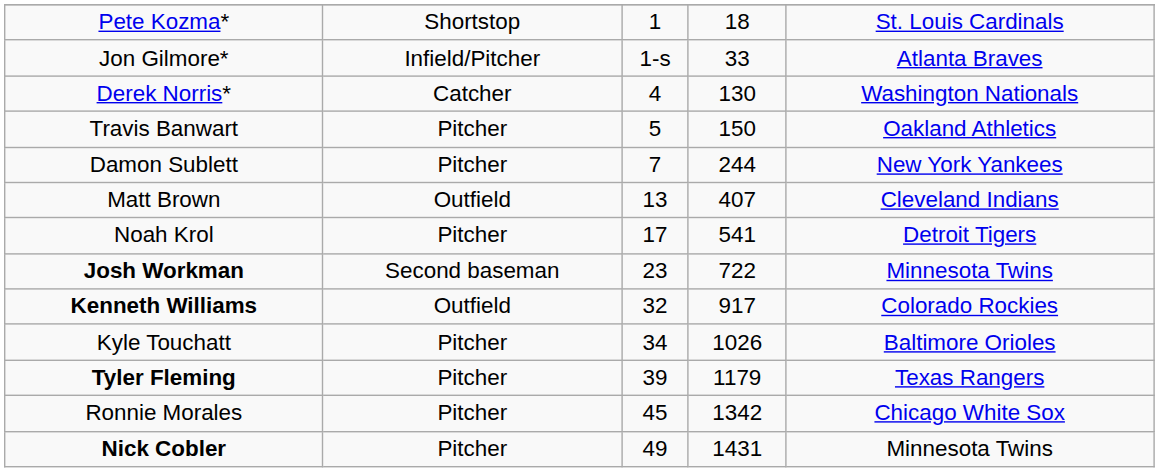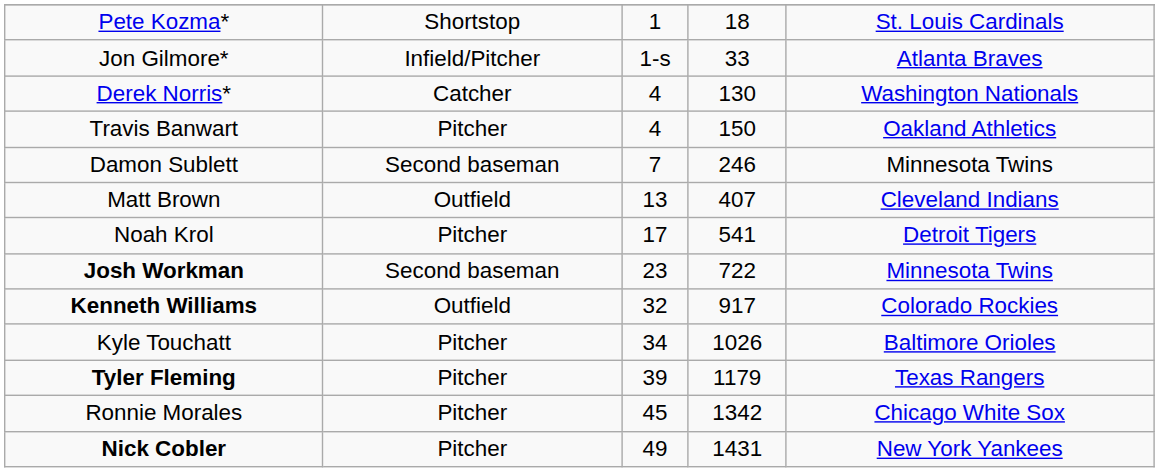(655, 128) 5 -> (655, 128) 4
(472, 164) Pitcher -> (472, 164) Second baseman
(737, 164) 244 -> (737, 164) 246
(970, 164) New York Yankees -> (970, 164) Minnesota Twins
(970, 448) Minnesota Twins -> (970, 448) New York Yankees
